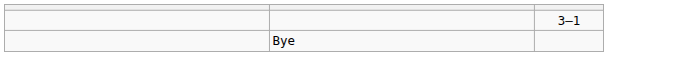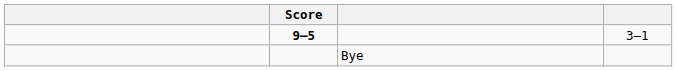+ column: (304, 15)
